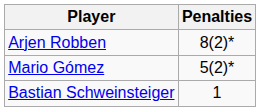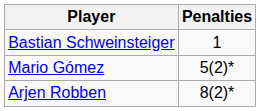rows swapped: (57, 42) <-> (91, 93)
